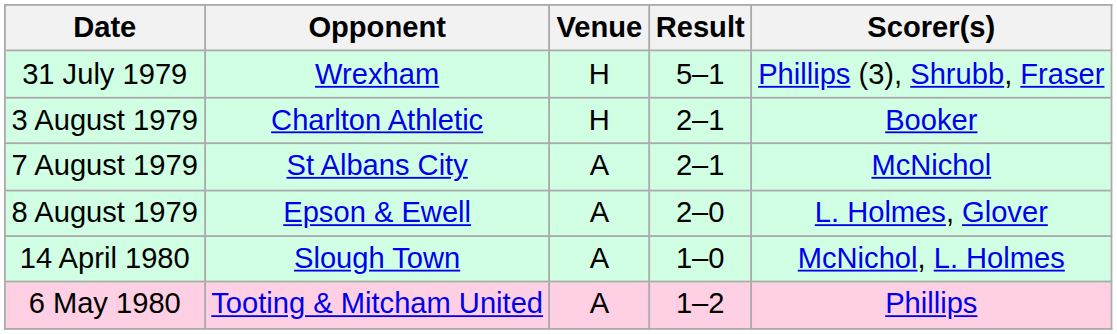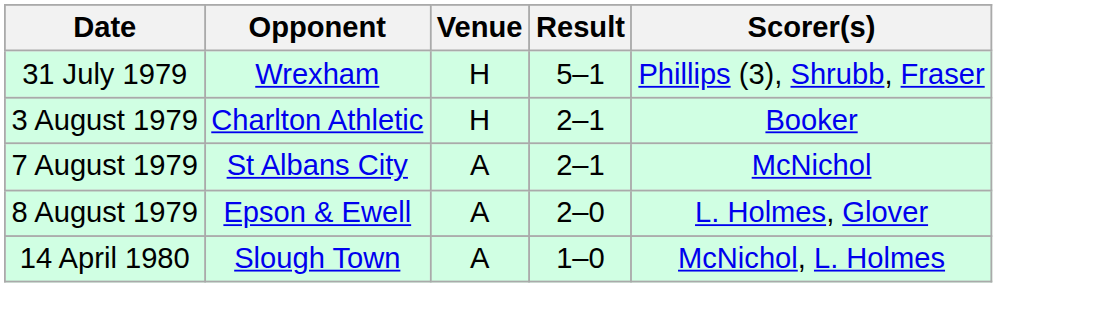- row: (105, 304)
